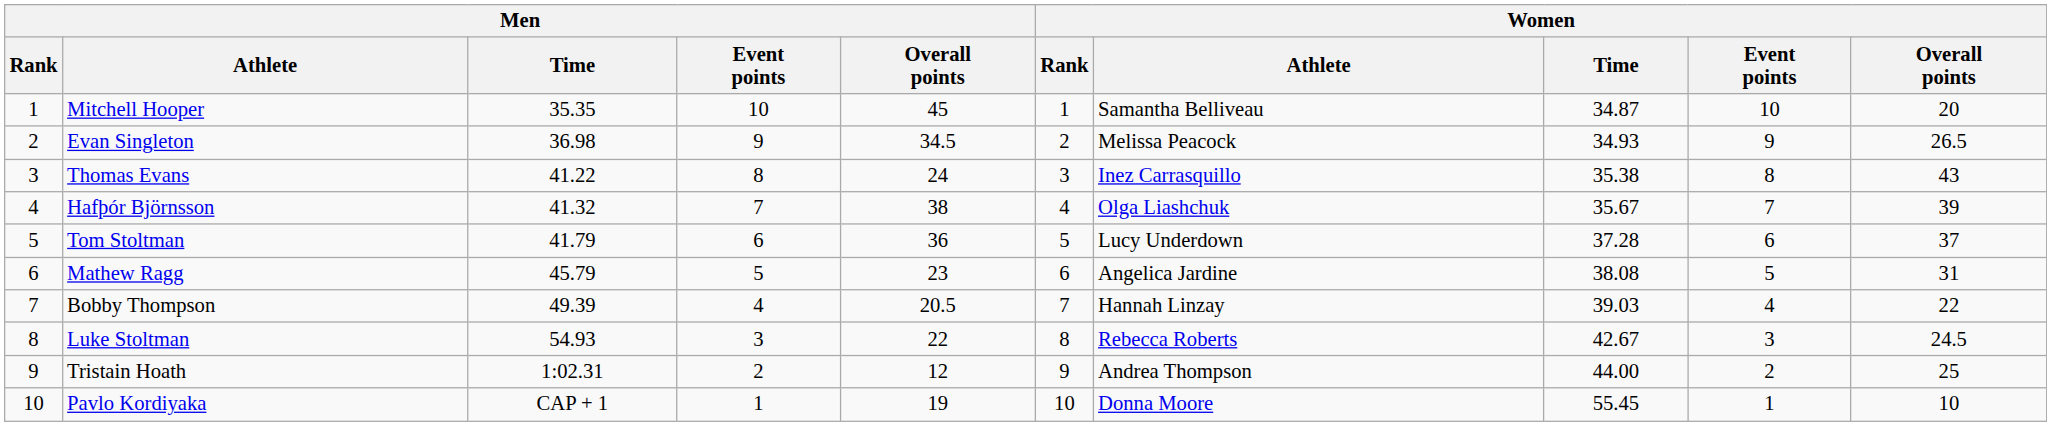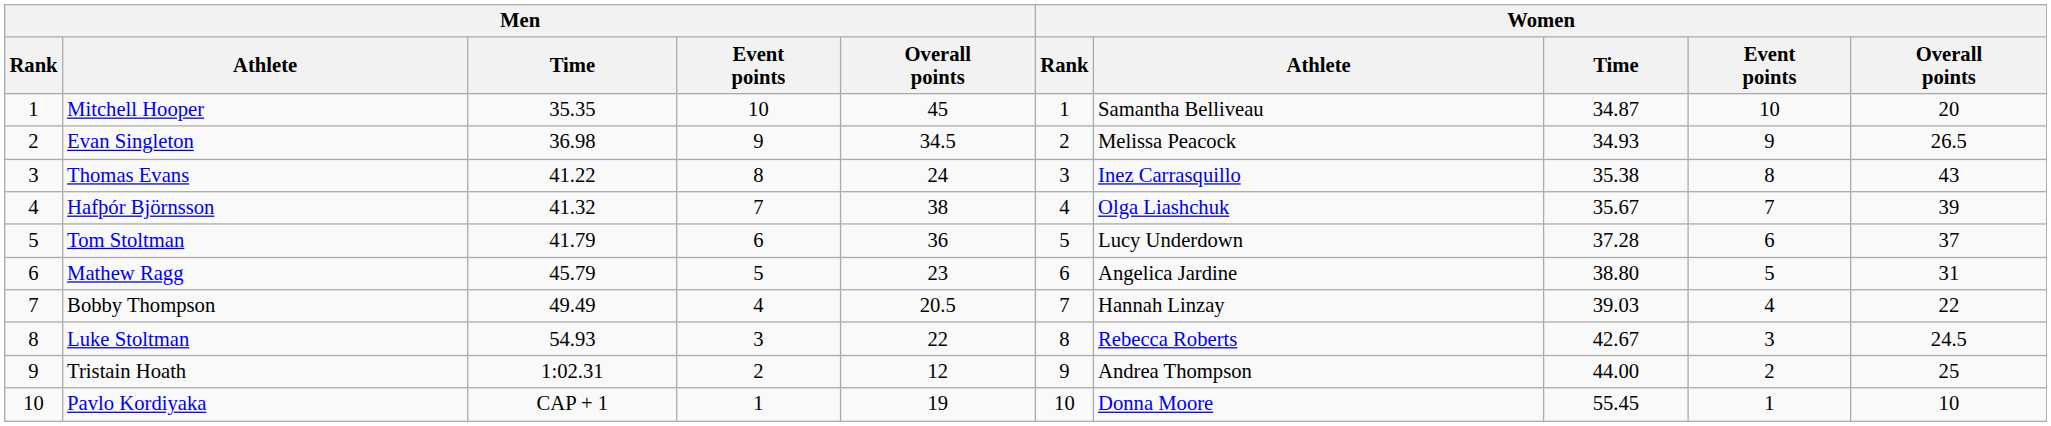(1616, 273) 38.08 -> (1616, 273) 38.80
(572, 305) 49.39 -> (572, 305) 49.49
